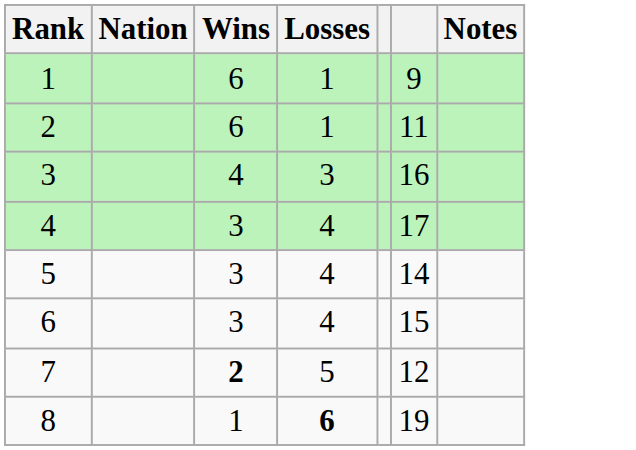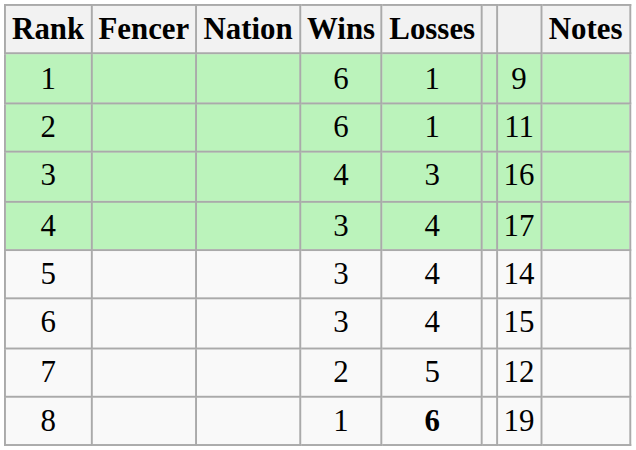+ column: (144, 28)
(236, 371) bold -> (341, 371) normal
